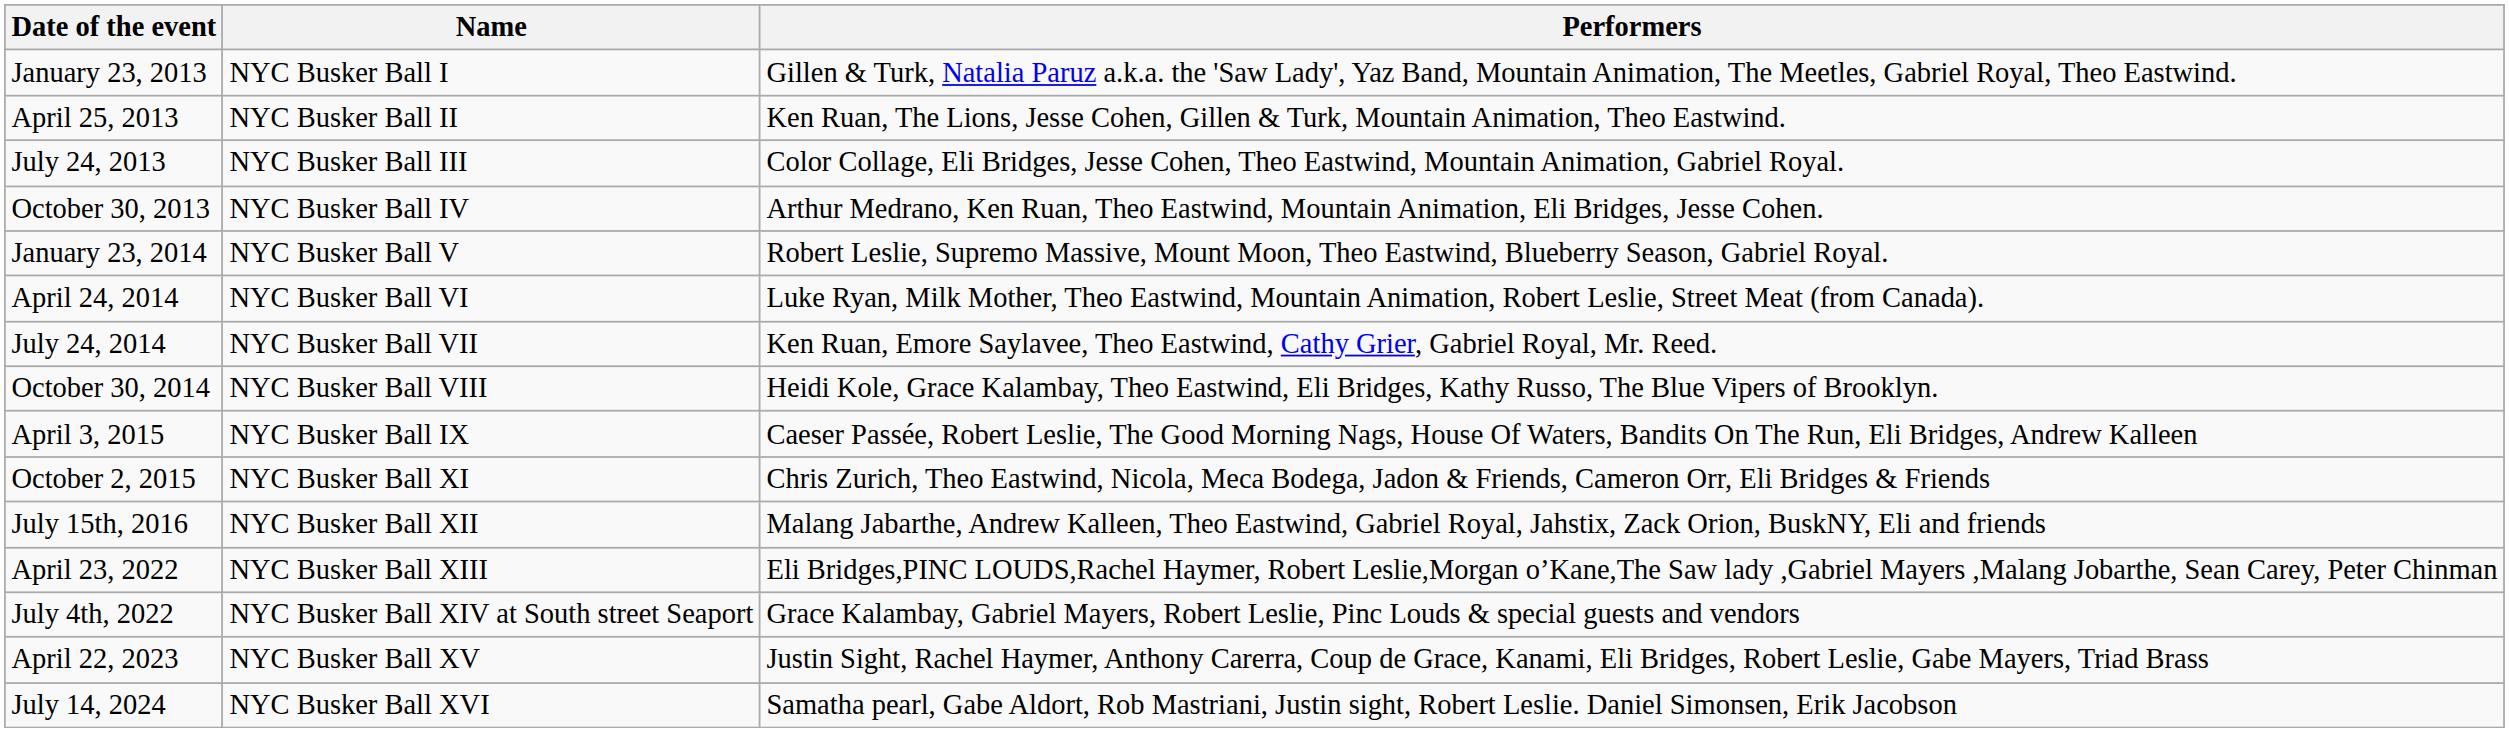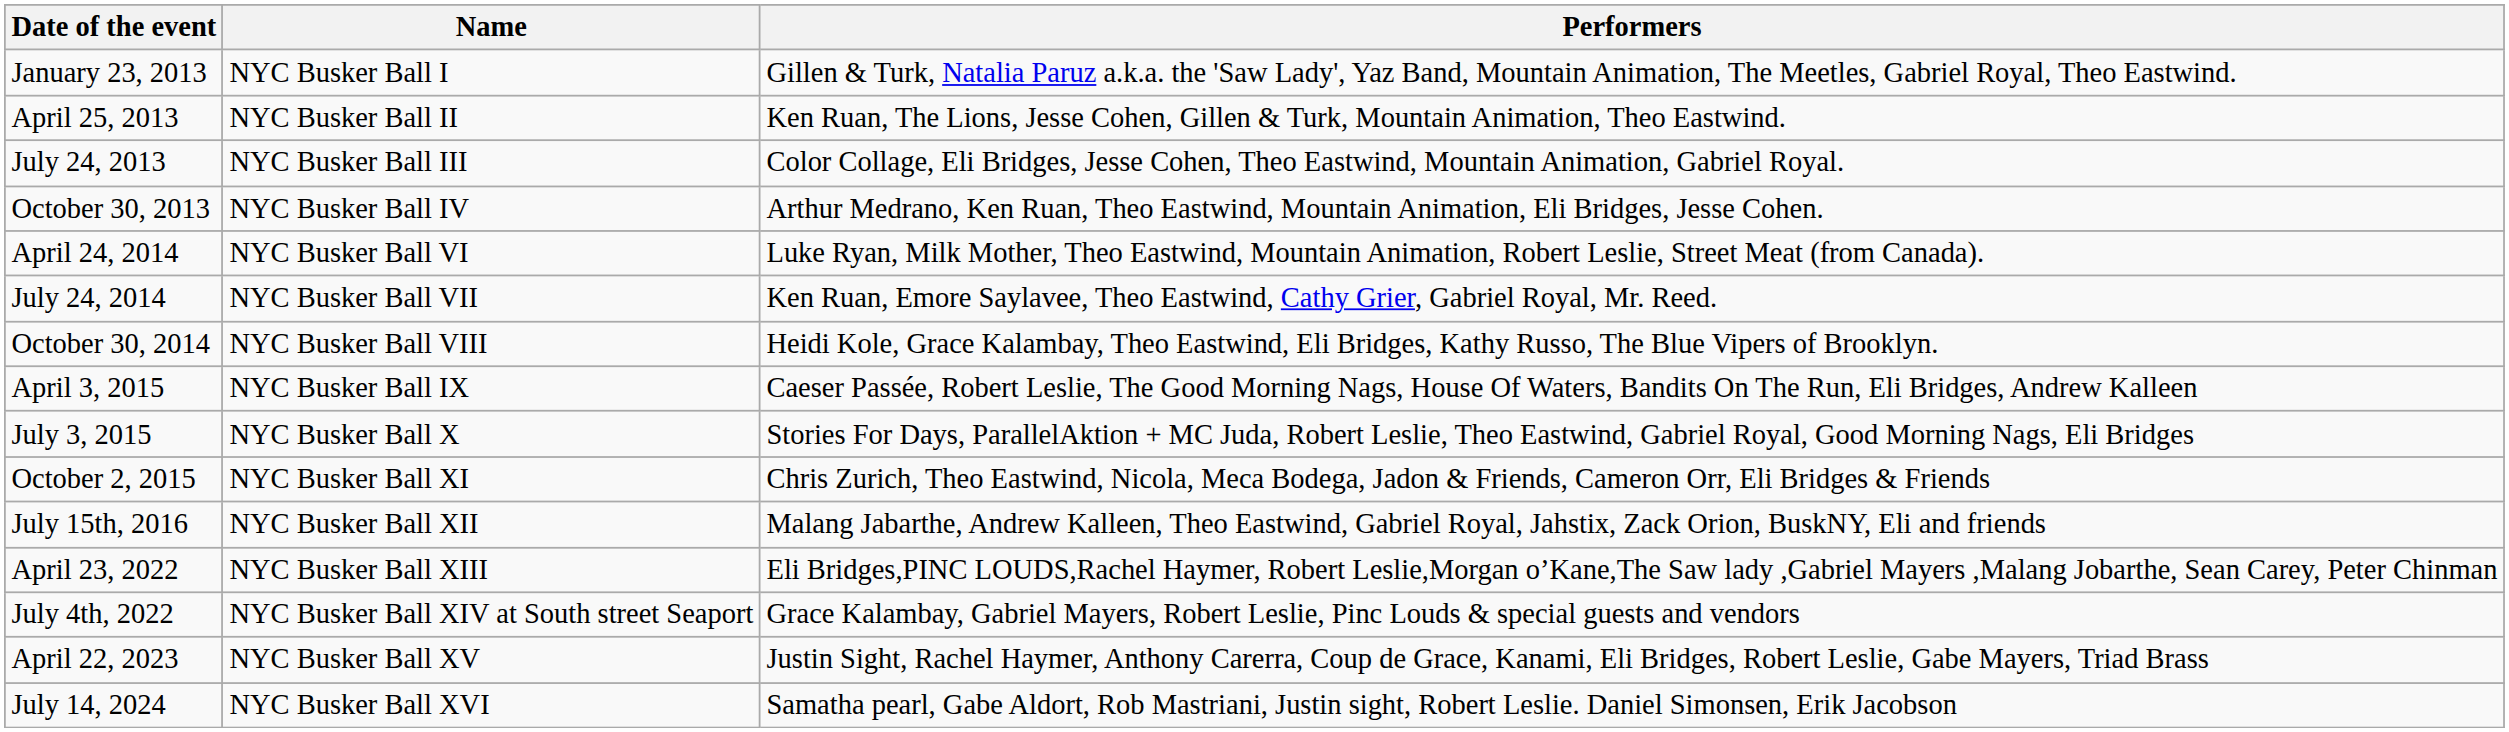- row: (109, 252)
+ row: (81, 433)
